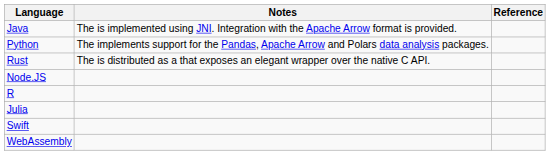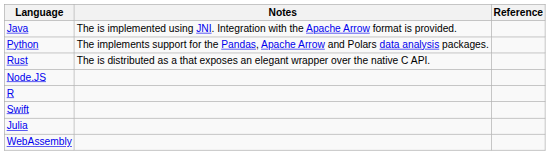rows swapped: (17, 110) <-> (18, 126)
